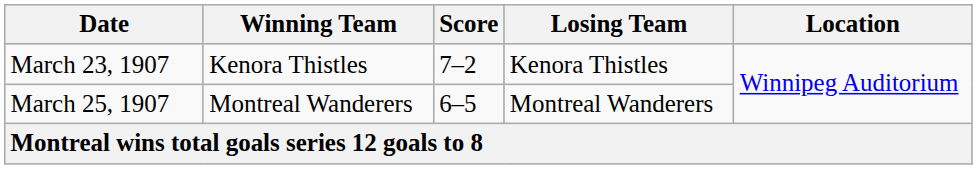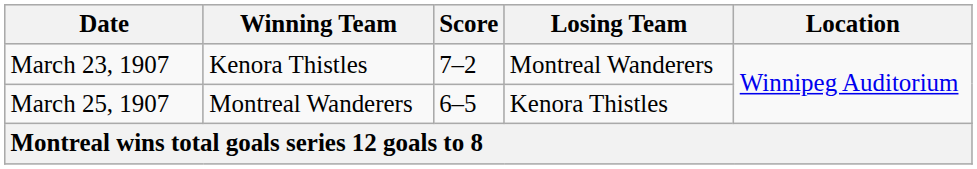(589, 63) Kenora Thistles -> (611, 63) Montreal Wanderers
(611, 103) Montreal Wanderers -> (589, 103) Kenora Thistles
